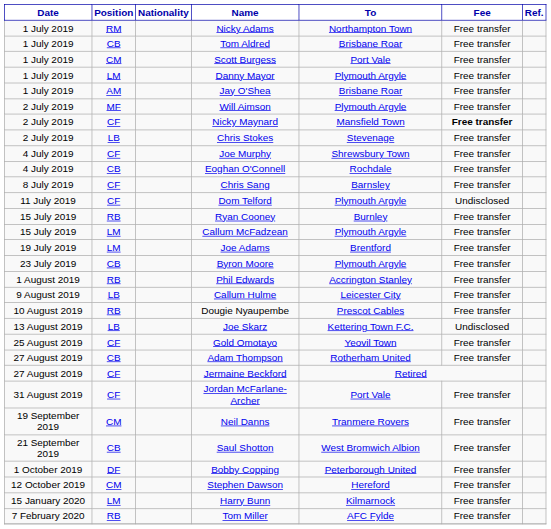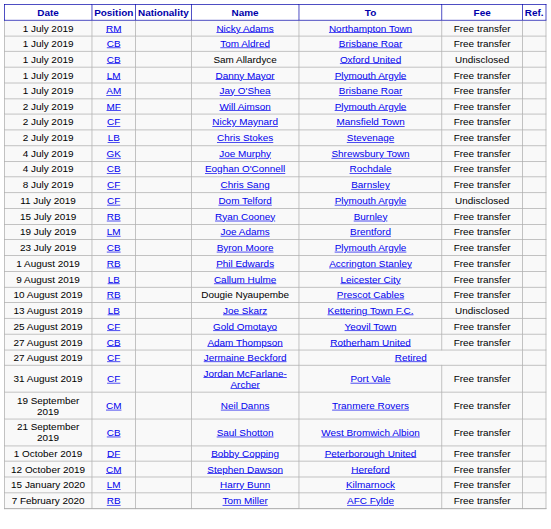+ row: (245, 60)
- row: (245, 60)
(482, 122) bold -> (482, 122) normal
(114, 154) CF -> (114, 154) GK
- row: (245, 232)
